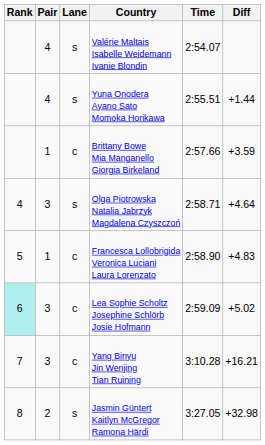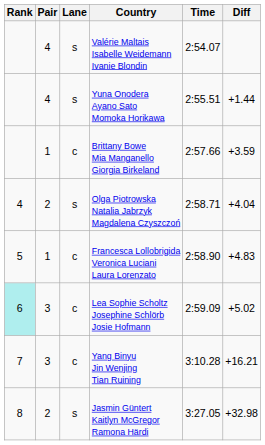(47, 204) 3 -> (47, 204) 2
(242, 204) +4.64 -> (242, 204) +4.04
